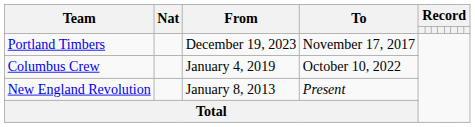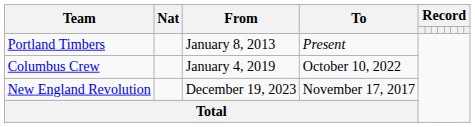(241, 44) December 19, 2023 -> (230, 44) January 8, 2013
(359, 44) November 17, 2017 -> (324, 44) Present
(230, 89) January 8, 2013 -> (241, 89) December 19, 2023
(324, 89) Present -> (359, 89) November 17, 2017
